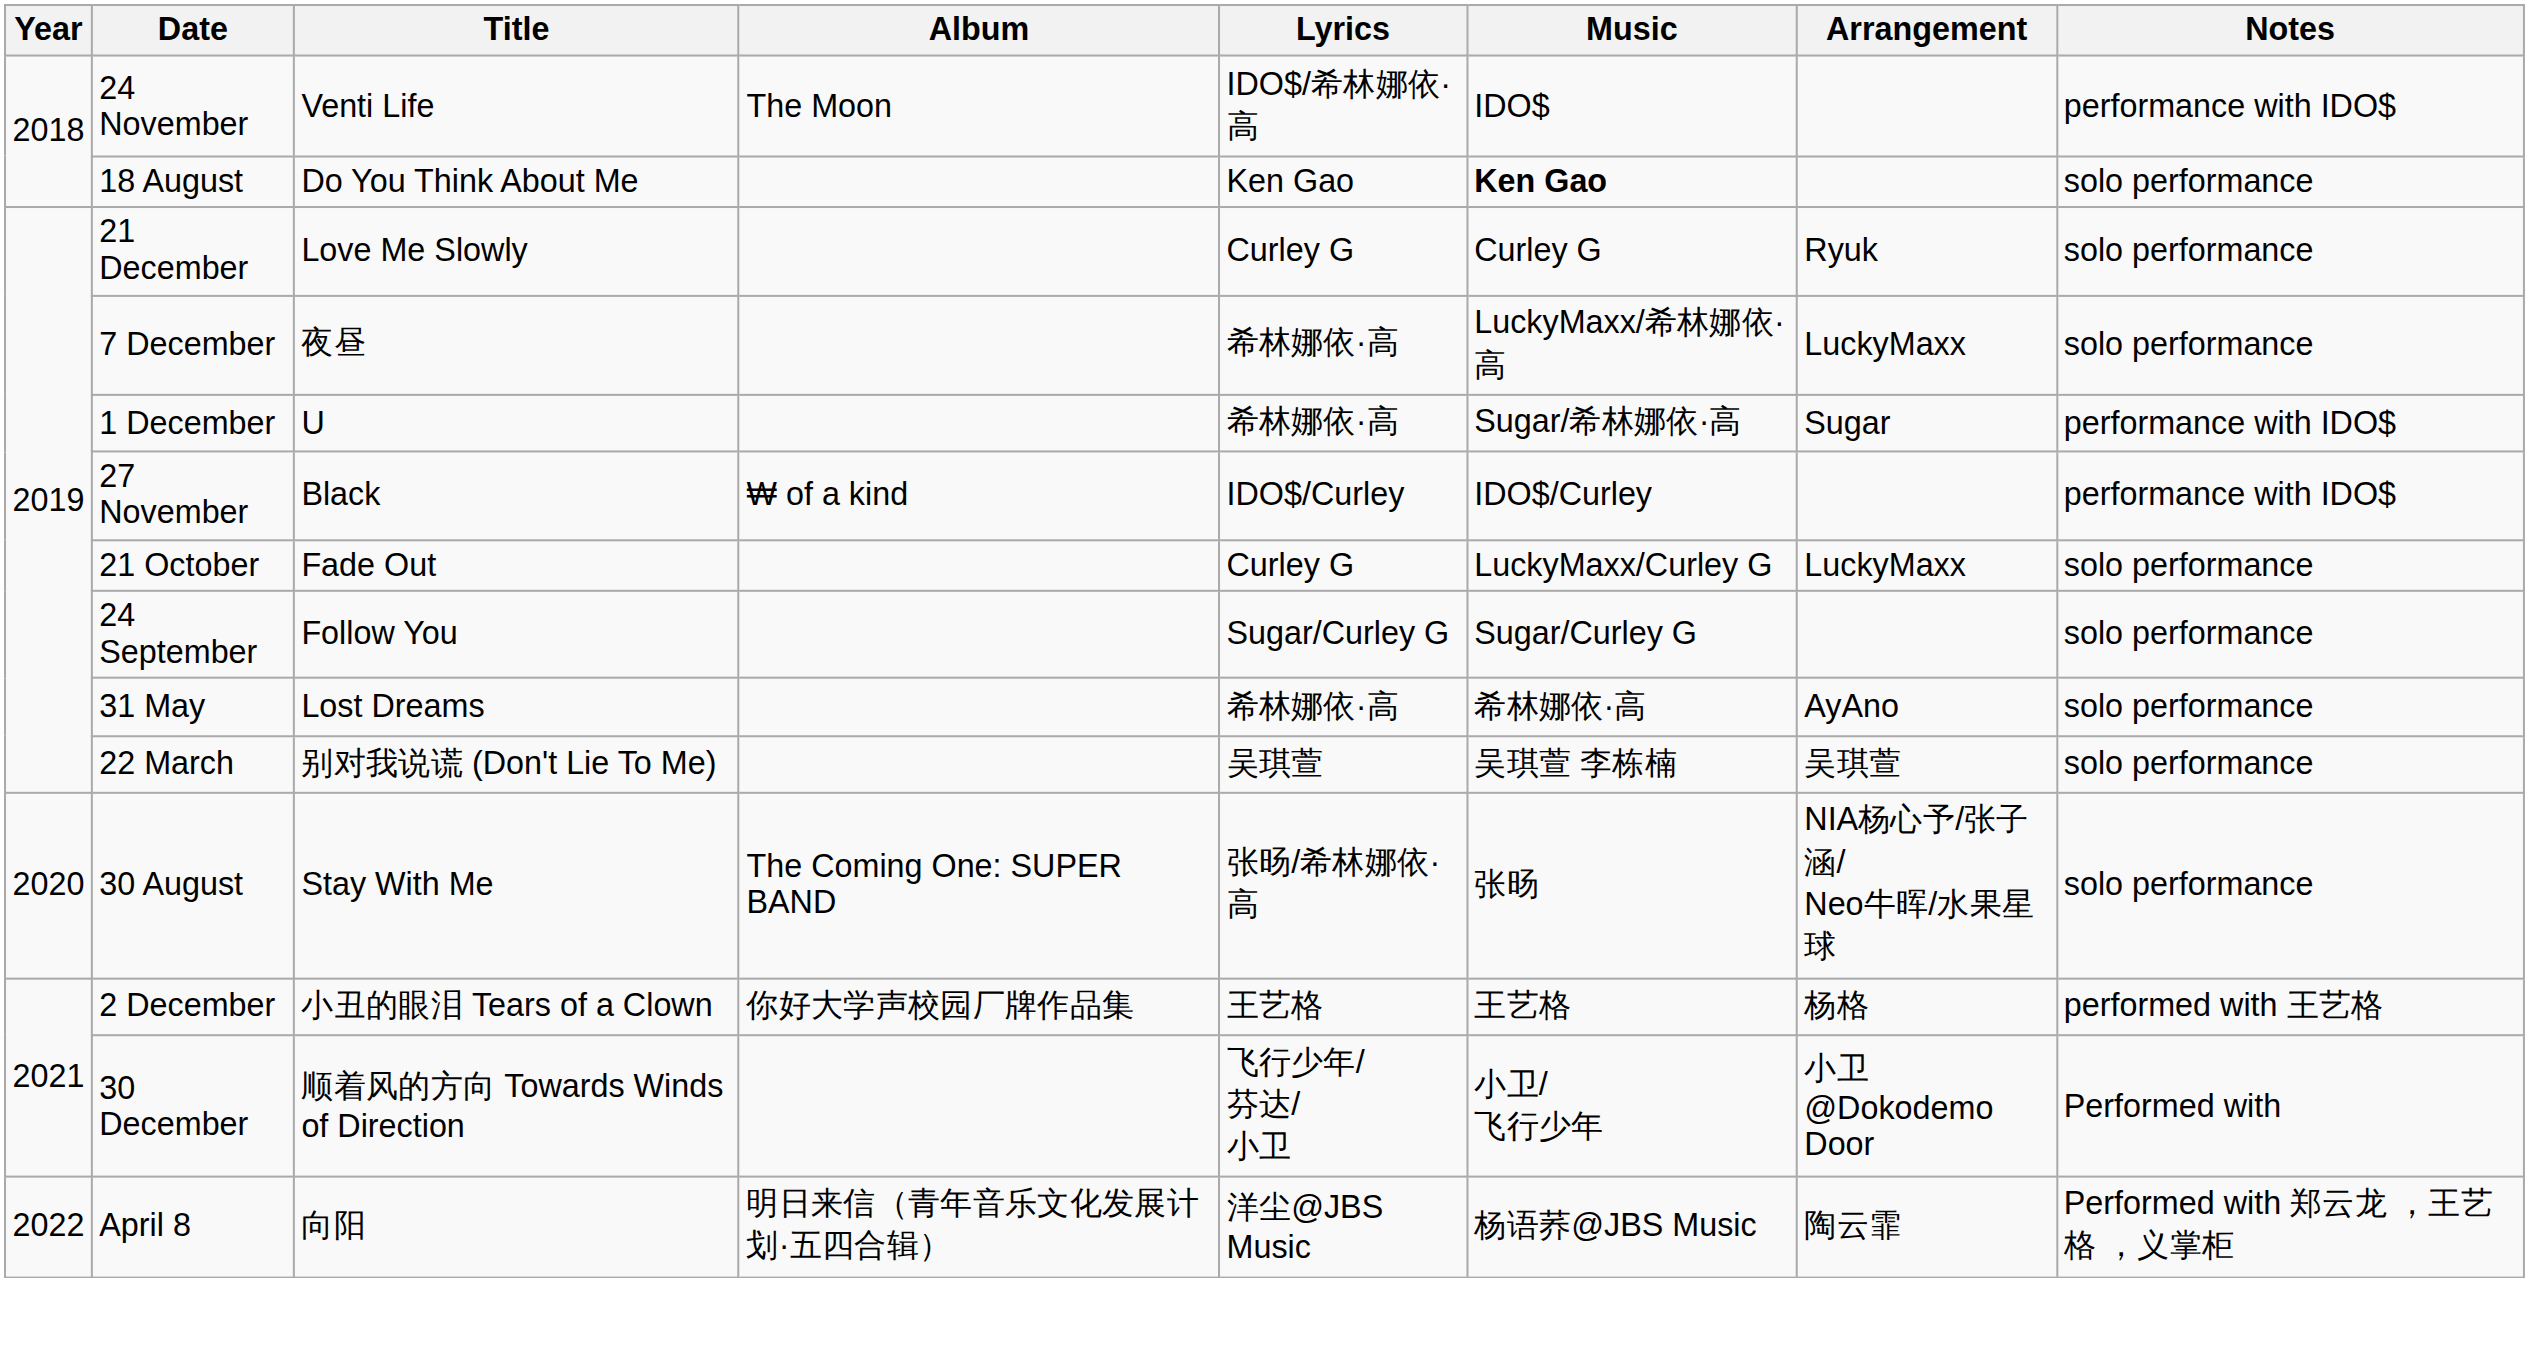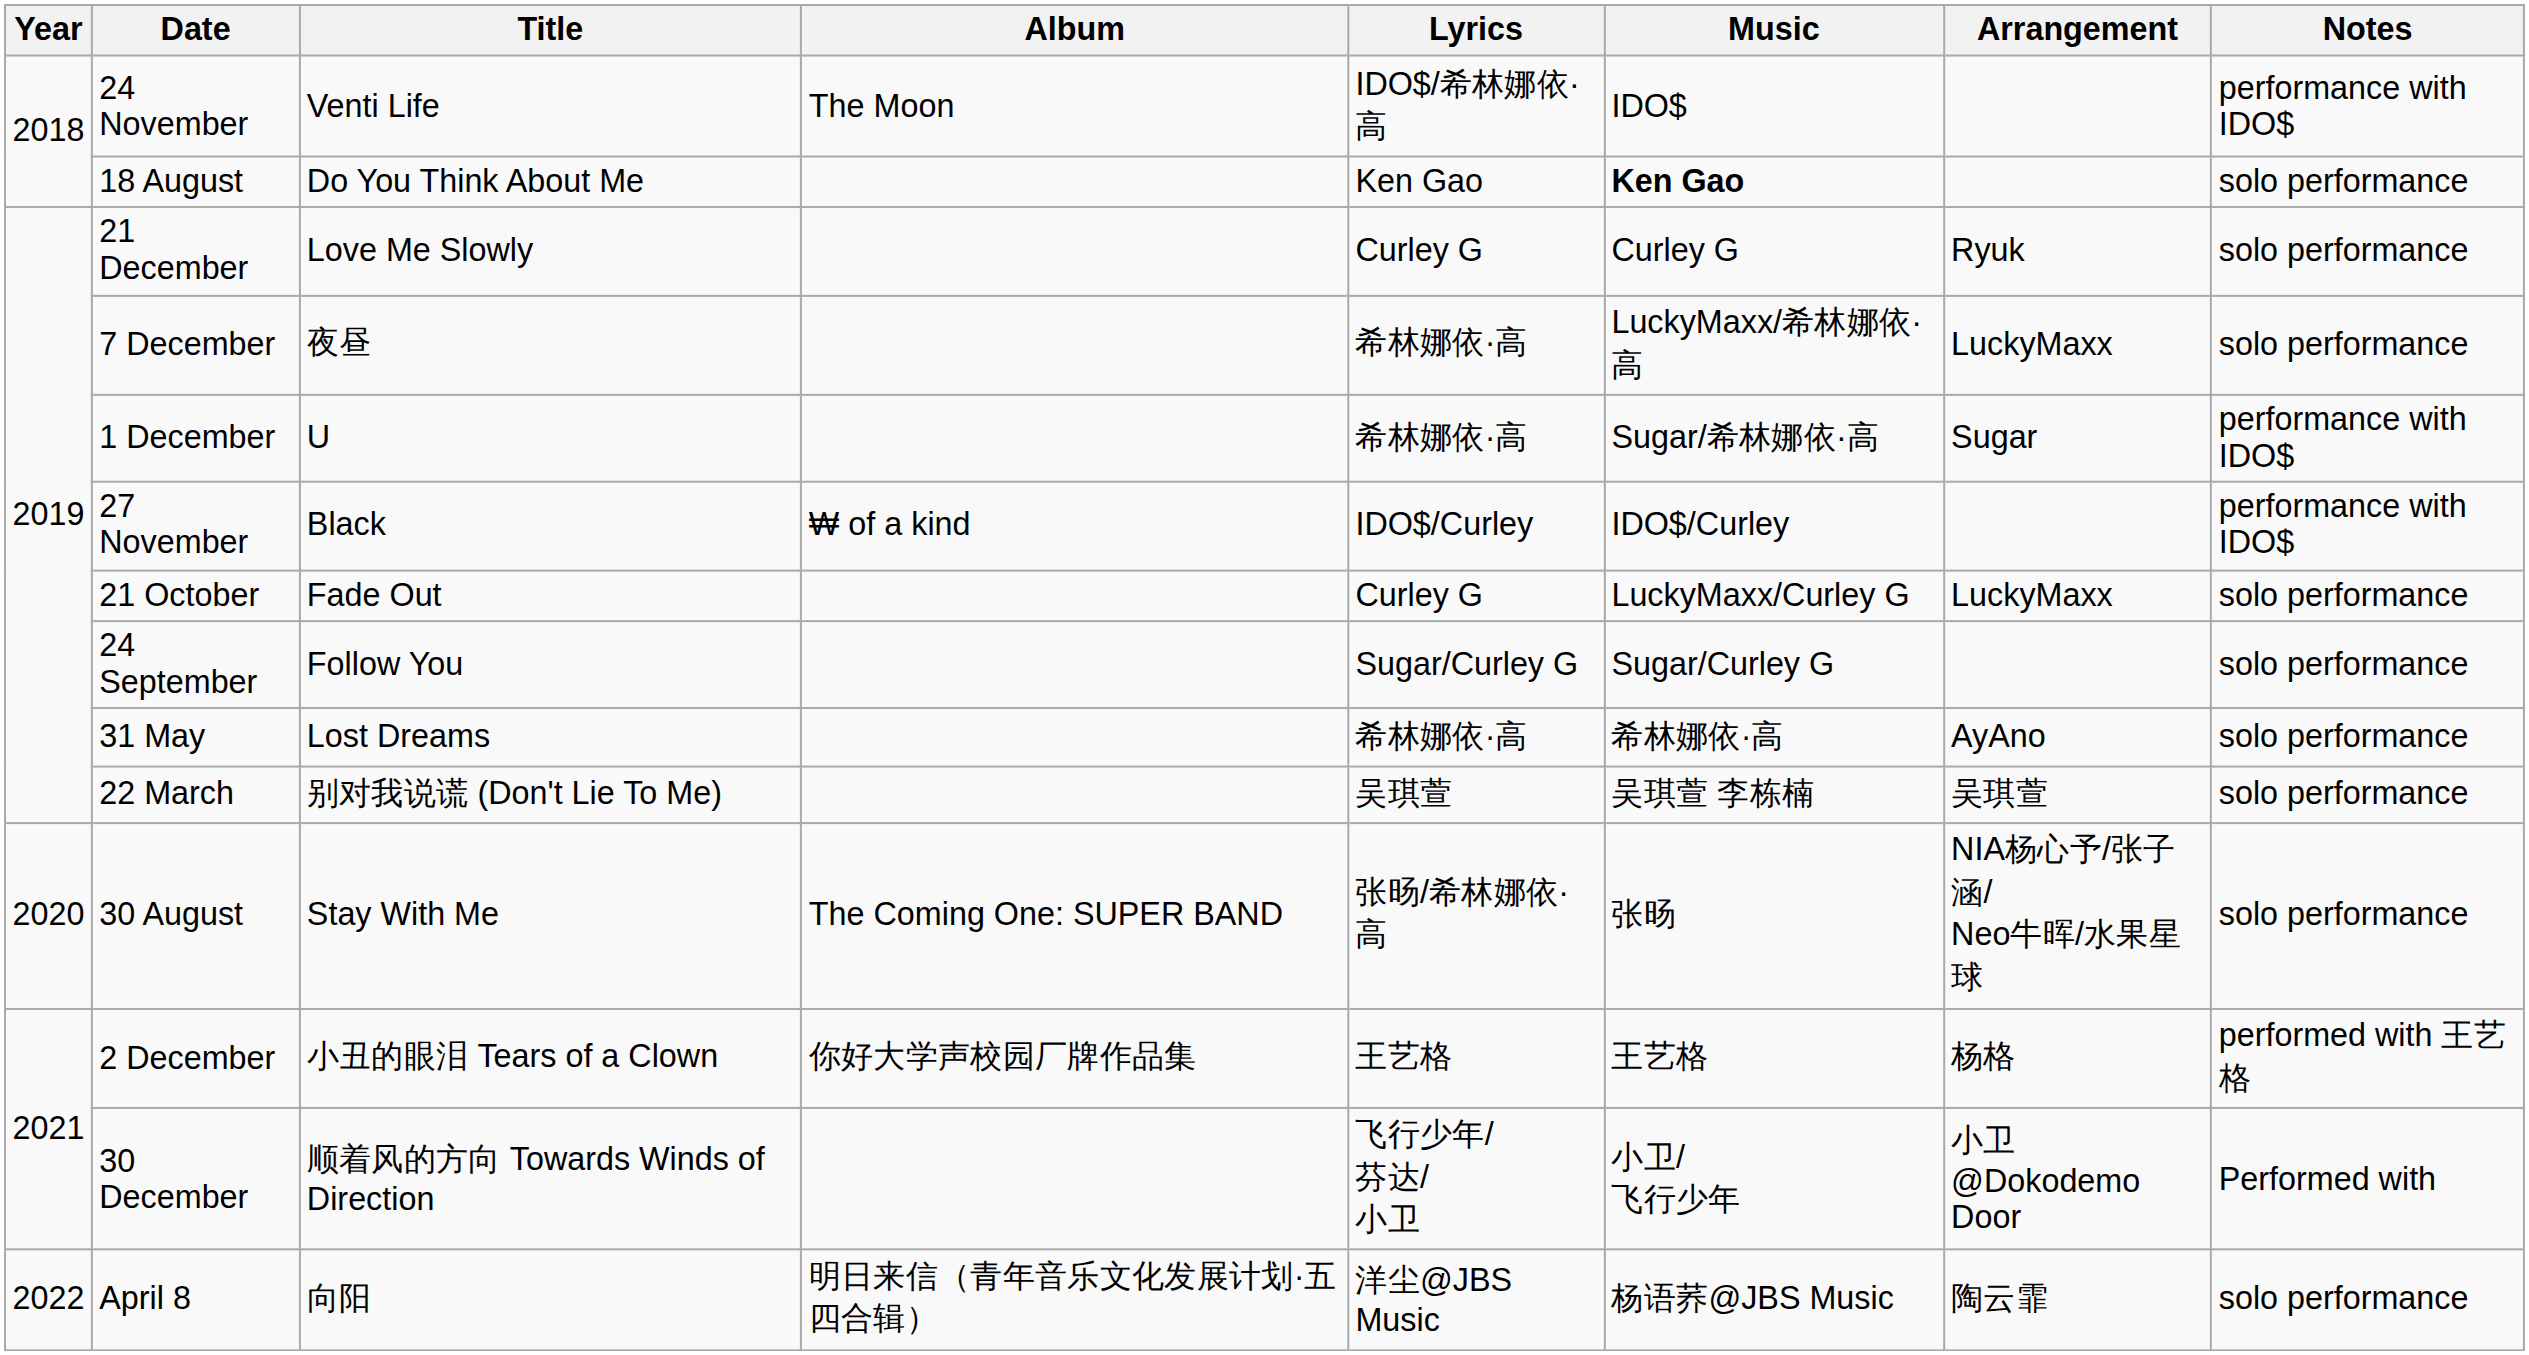(2278, 1225) Performed with 郑云龙 ，王艺格 ，义掌柜 -> (2344, 1299) solo performance
